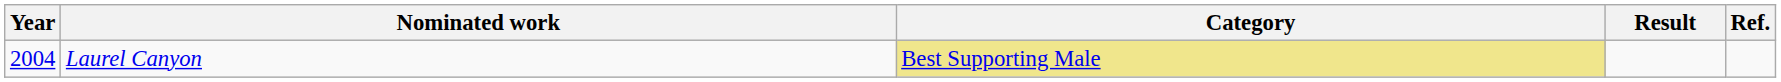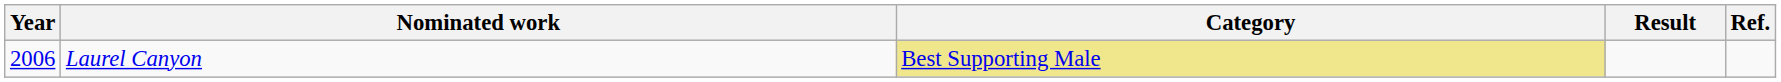(33, 58) 2004 -> (33, 58) 2006
